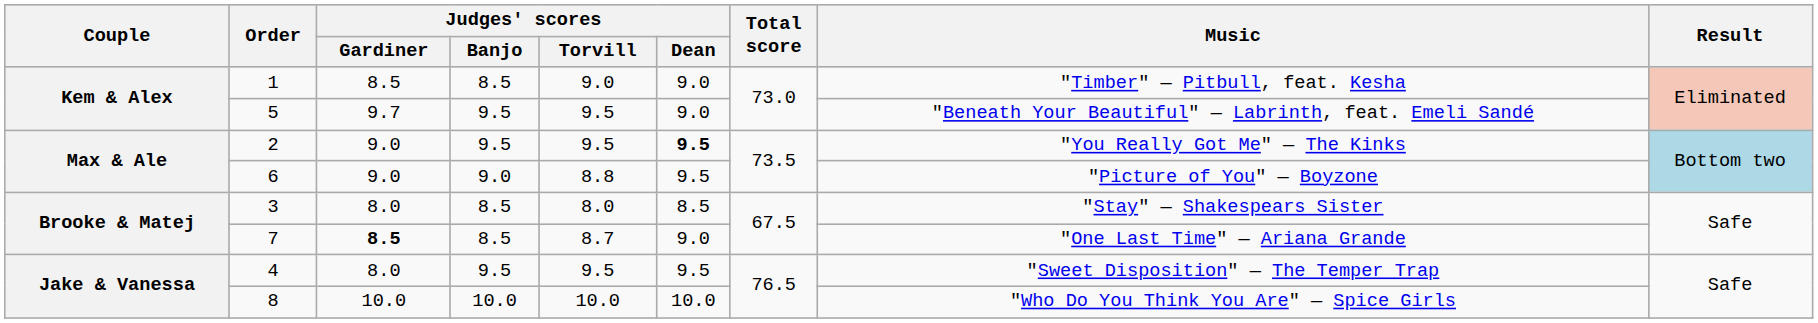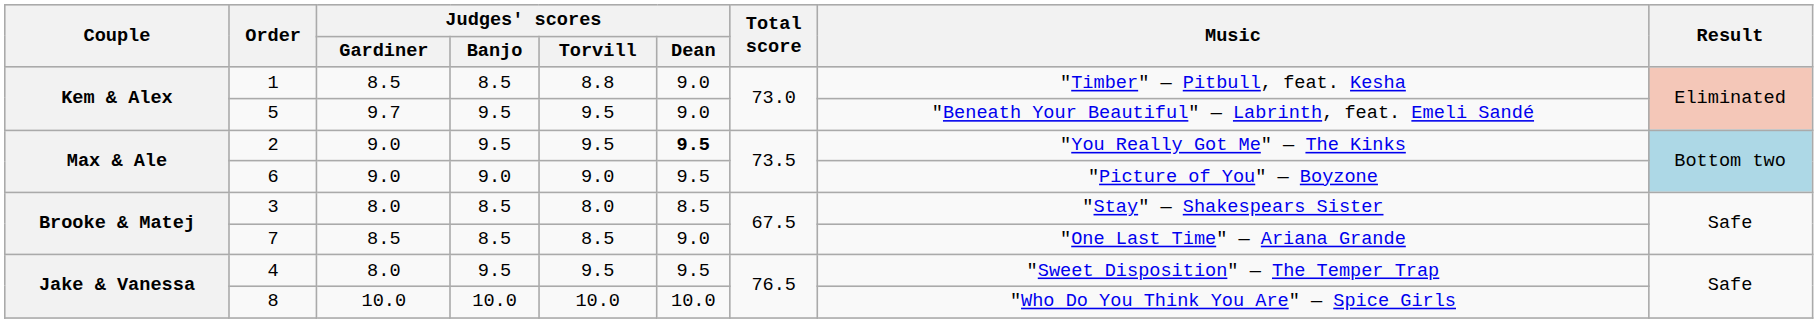(598, 83) 9.0 -> (598, 83) 8.8
(598, 176) 8.8 -> (598, 176) 9.0
(384, 239) bold -> (384, 239) normal
(598, 239) 8.7 -> (598, 239) 8.5
